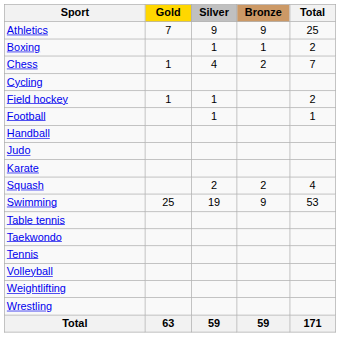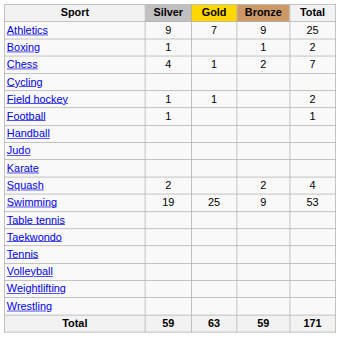columns swapped: (168, 13) <-> (214, 13)
